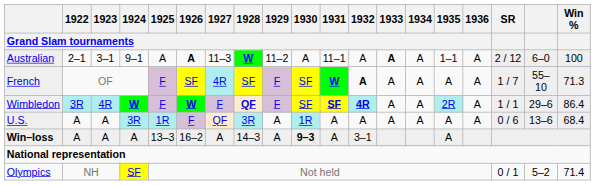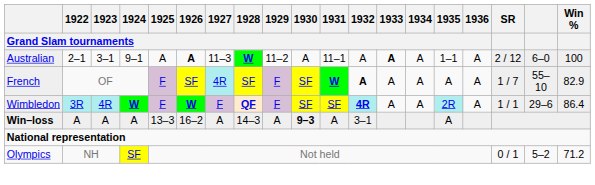(574, 81) 71.3 -> (574, 81) 82.9
(334, 104) bold -> (334, 104) normal
- row: (17, 121)
(574, 172) 71.4 -> (574, 155) 71.2
